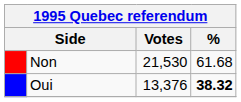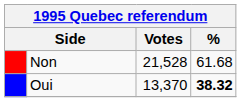(165, 62) 21,530 -> (165, 62) 21,528
(165, 86) 13,376 -> (165, 86) 13,370
